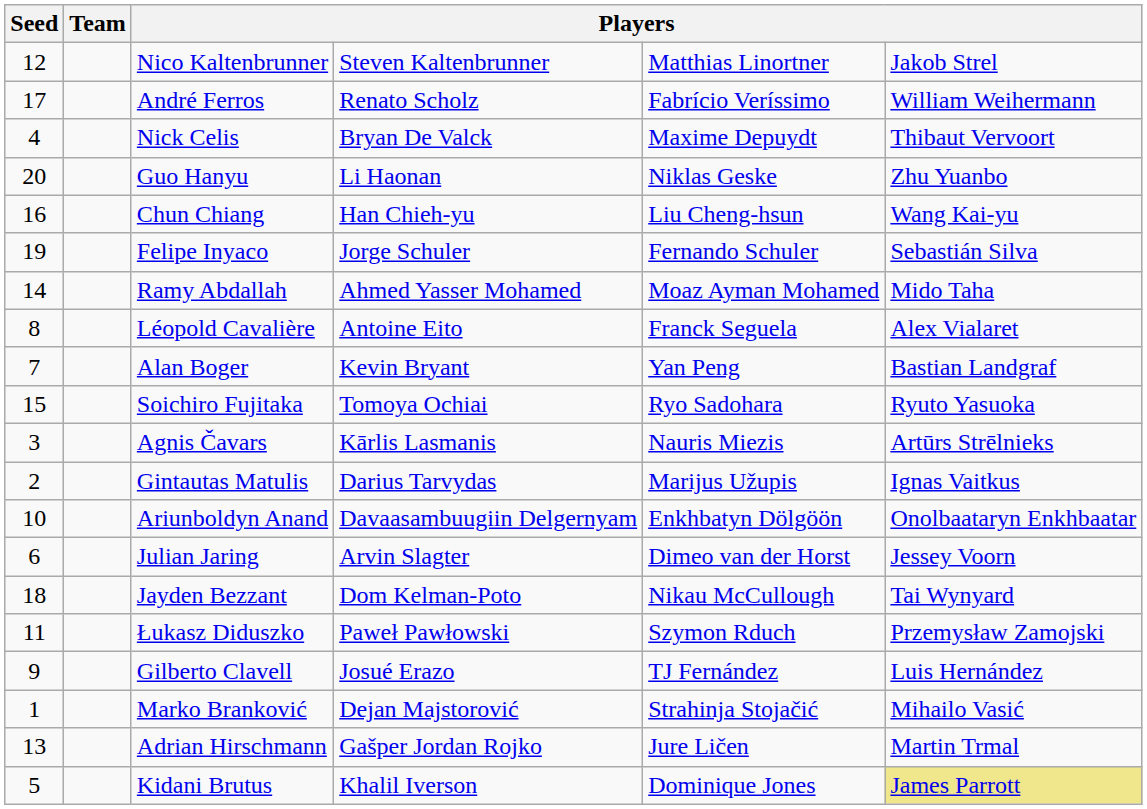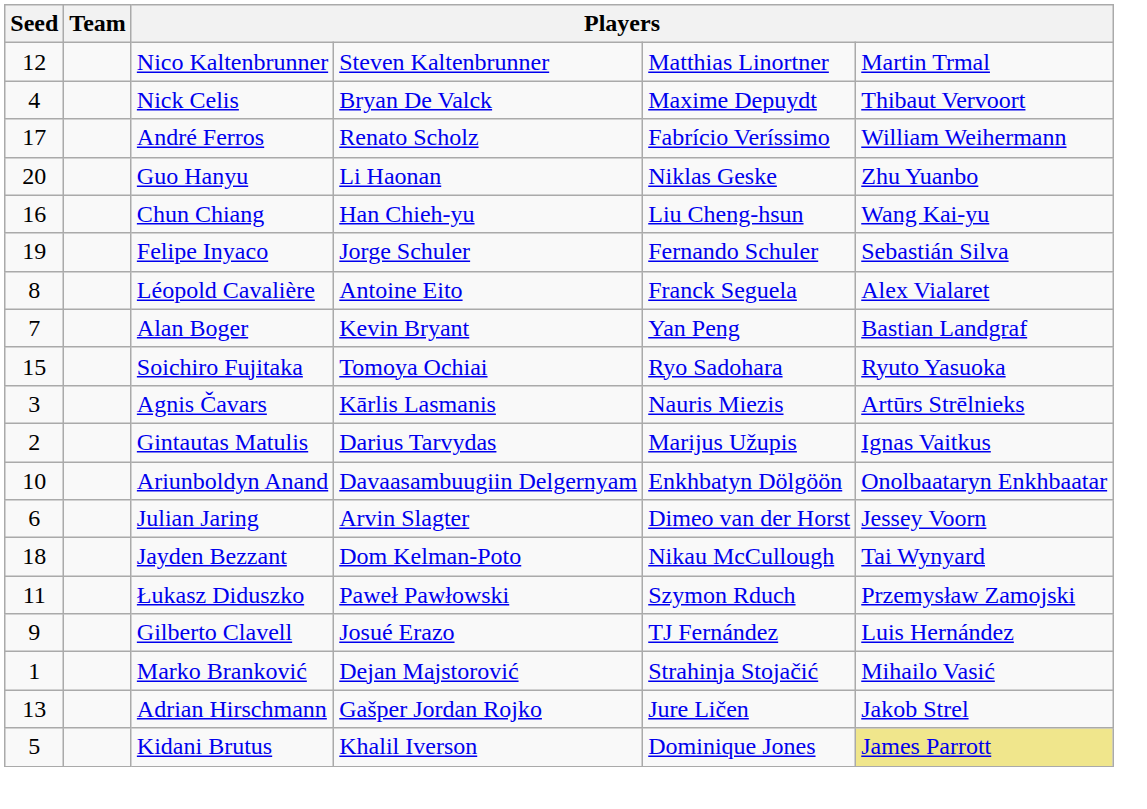(944, 61) Jakob Strel -> (926, 61) Martin Trmal
rows swapped: (188, 137) <-> (201, 99)
- row: (212, 289)
(955, 746) Martin Trmal -> (915, 708) Jakob Strel
